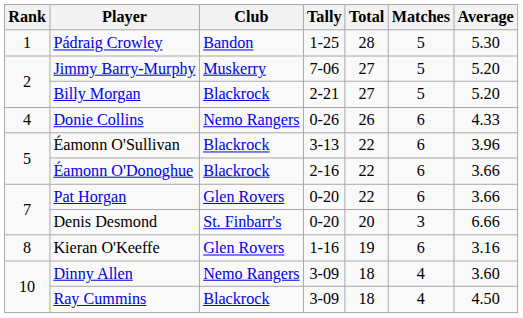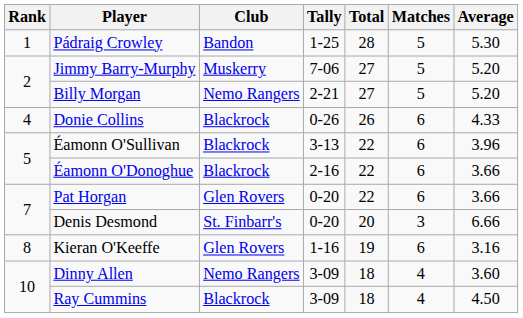(236, 94) Blackrock -> (251, 94) Nemo Rangers
(251, 119) Nemo Rangers -> (236, 119) Blackrock
